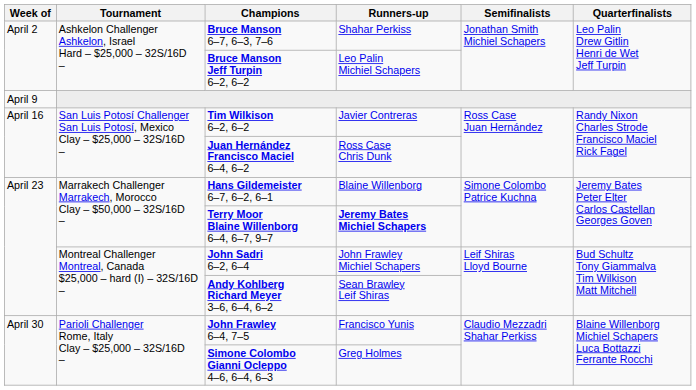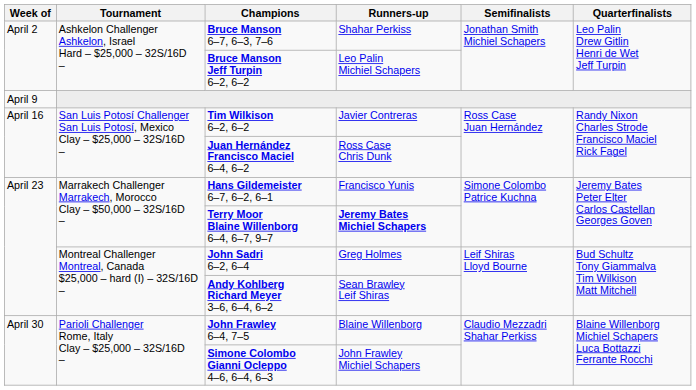(380, 185) Blaine Willenborg -> (376, 185) Francisco Yunis
(379, 261) John Frawley Michiel Schapers -> (370, 255) Greg Holmes
(376, 324) Francisco Yunis -> (380, 324) Blaine Willenborg
(370, 353) Greg Holmes -> (379, 359) John Frawley Michiel Schapers
